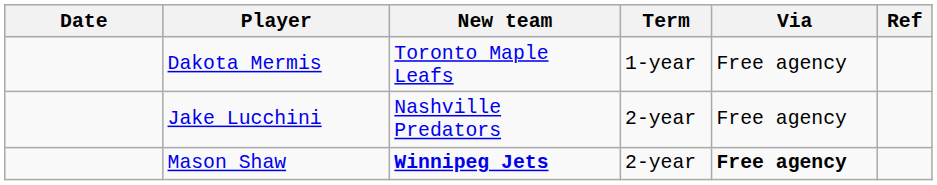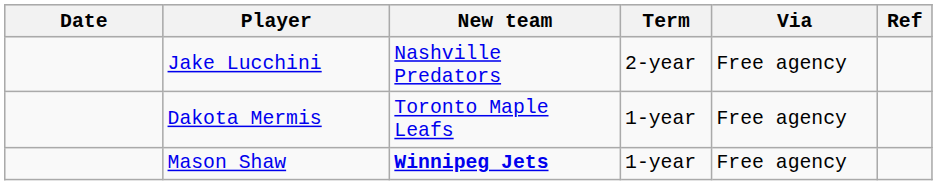rows swapped: (245, 119) <-> (245, 64)
(661, 163) 2-year -> (661, 163) 1-year
(782, 163) bold -> (782, 163) normal
